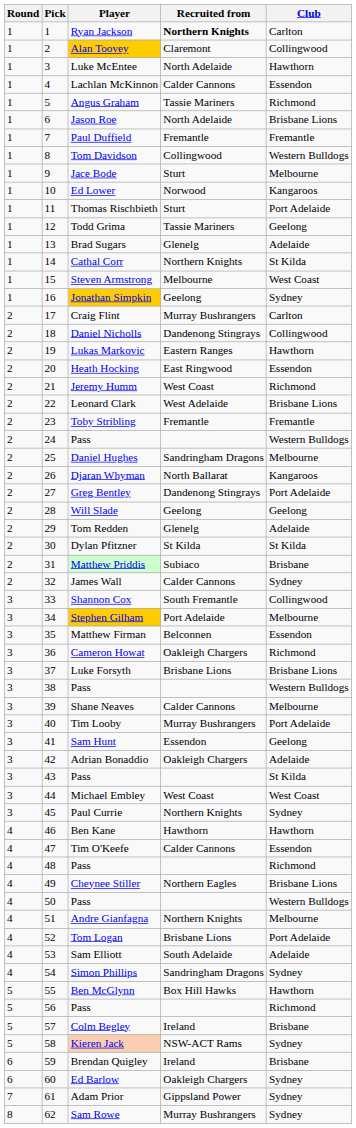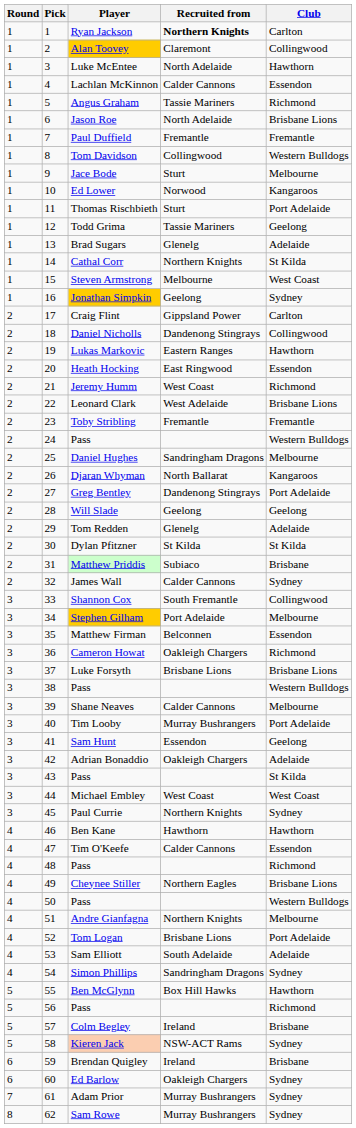(210, 315) Murray Bushrangers -> (202, 315) Gippsland Power
(202, 1096) Gippsland Power -> (210, 1096) Murray Bushrangers
